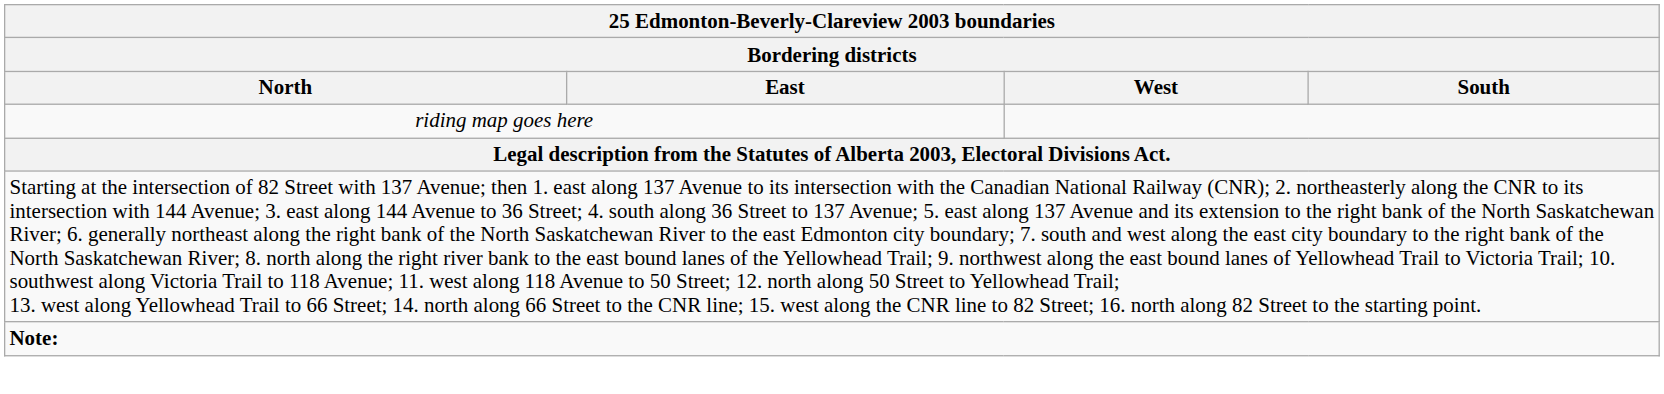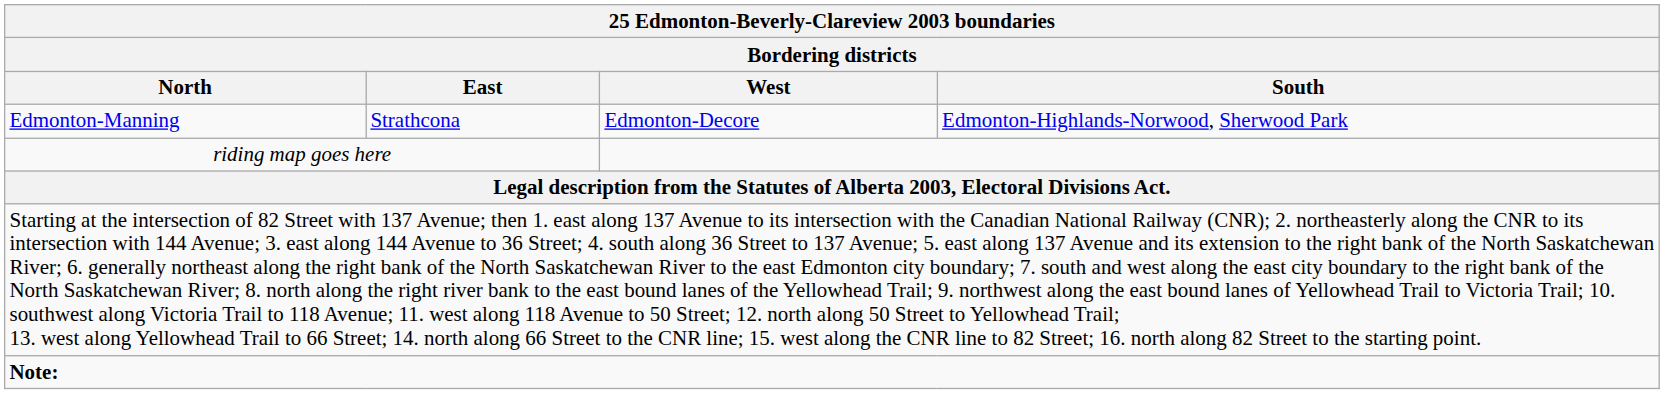+ row: (94, 120)
